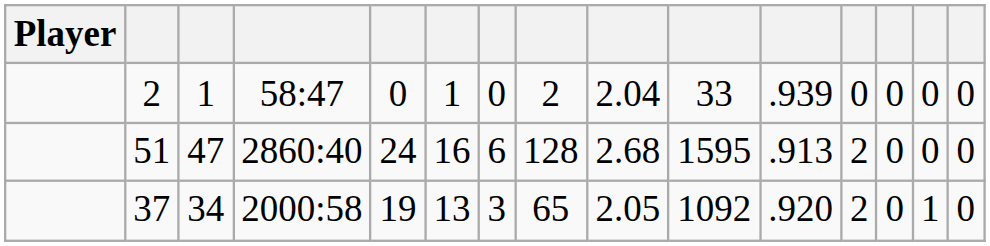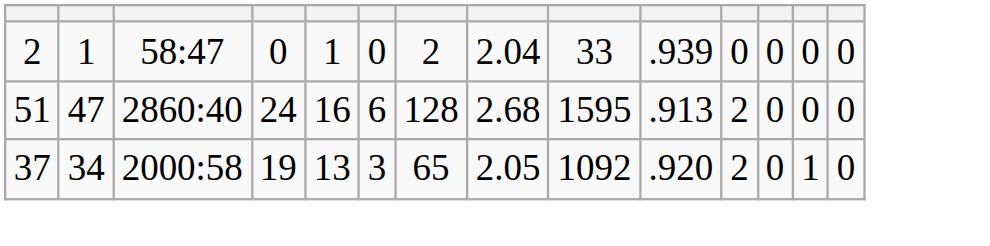- column: (65, 33)
